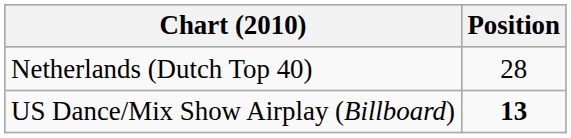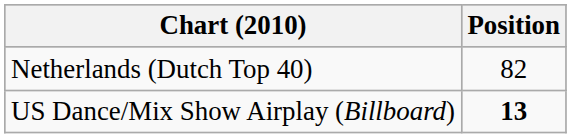(514, 68) 28 -> (514, 68) 82
